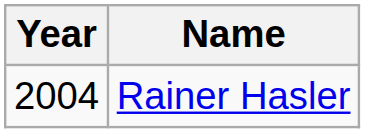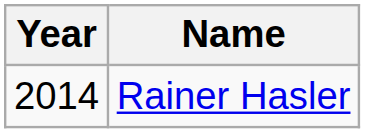(57, 95) 2004 -> (57, 95) 2014
